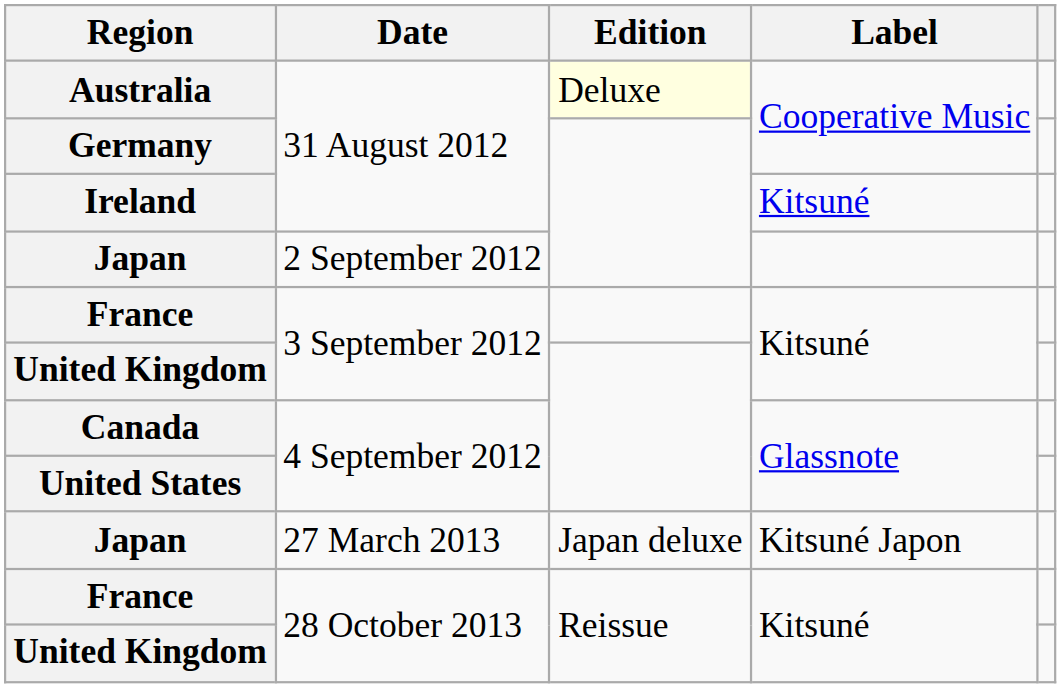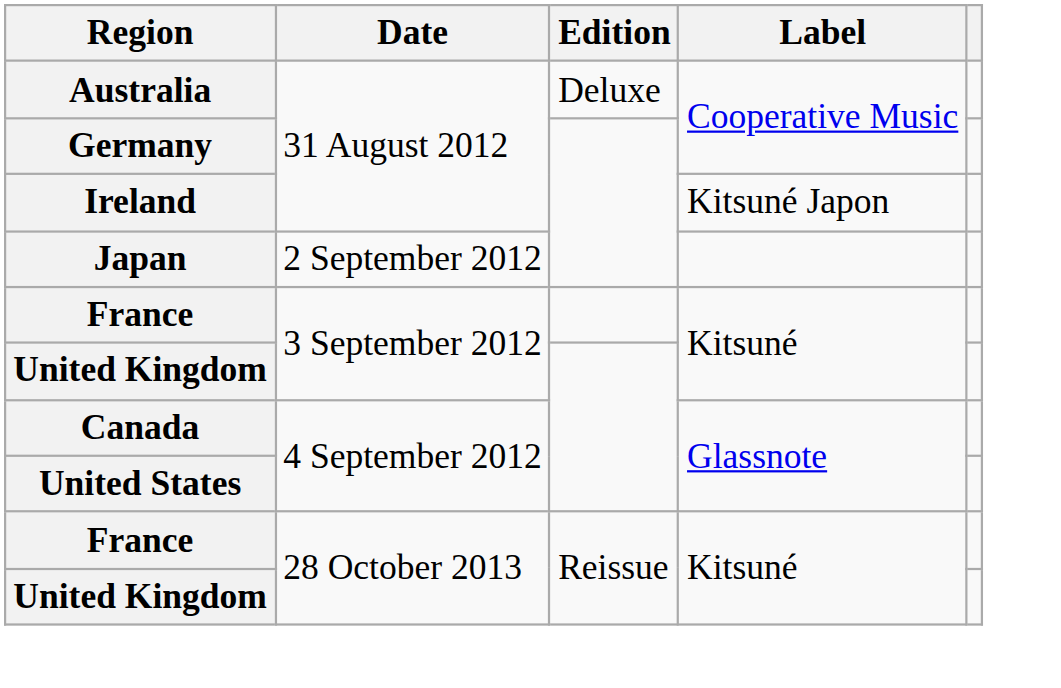(609, 88) lightyellow background -> (609, 88) no background
(814, 201) Kitsuné -> (788, 201) Kitsuné Japon
- row: (140, 539)
